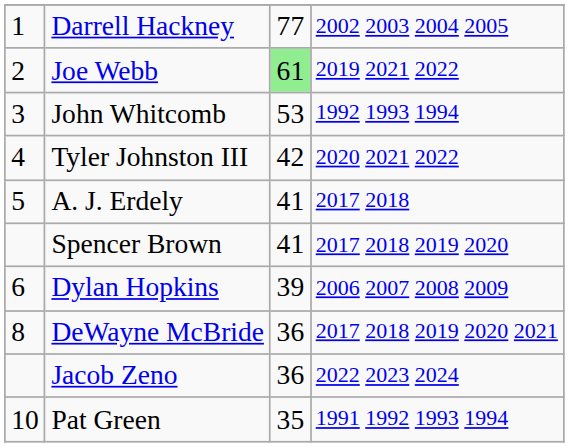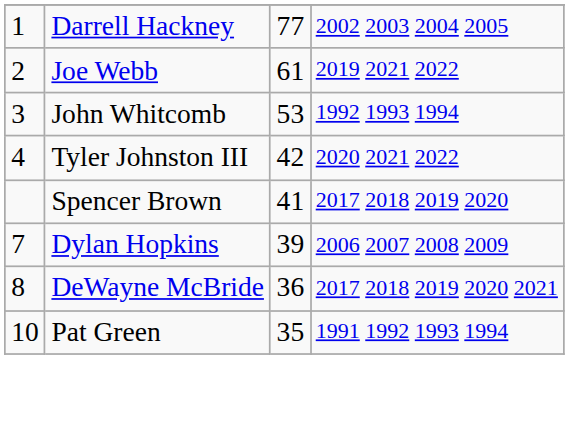(290, 69) lightgreen background -> (290, 69) no background
- row: (117, 200)
(18, 288) 6 -> (18, 244) 7
- row: (114, 375)
